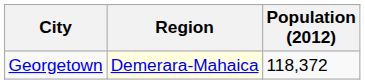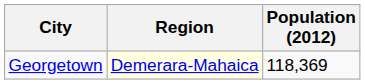(297, 65) 118,372 -> (297, 65) 118,369
